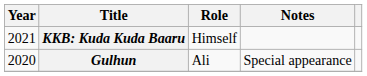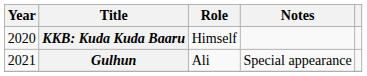(22, 37) 2021 -> (22, 37) 2020
(22, 60) 2020 -> (22, 60) 2021
